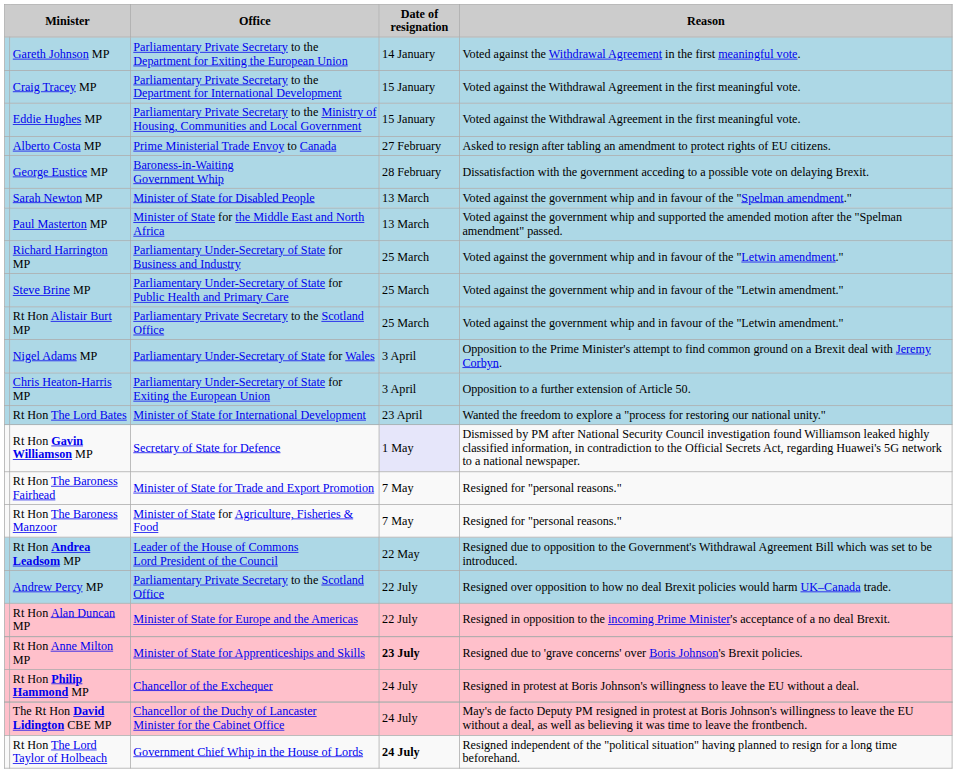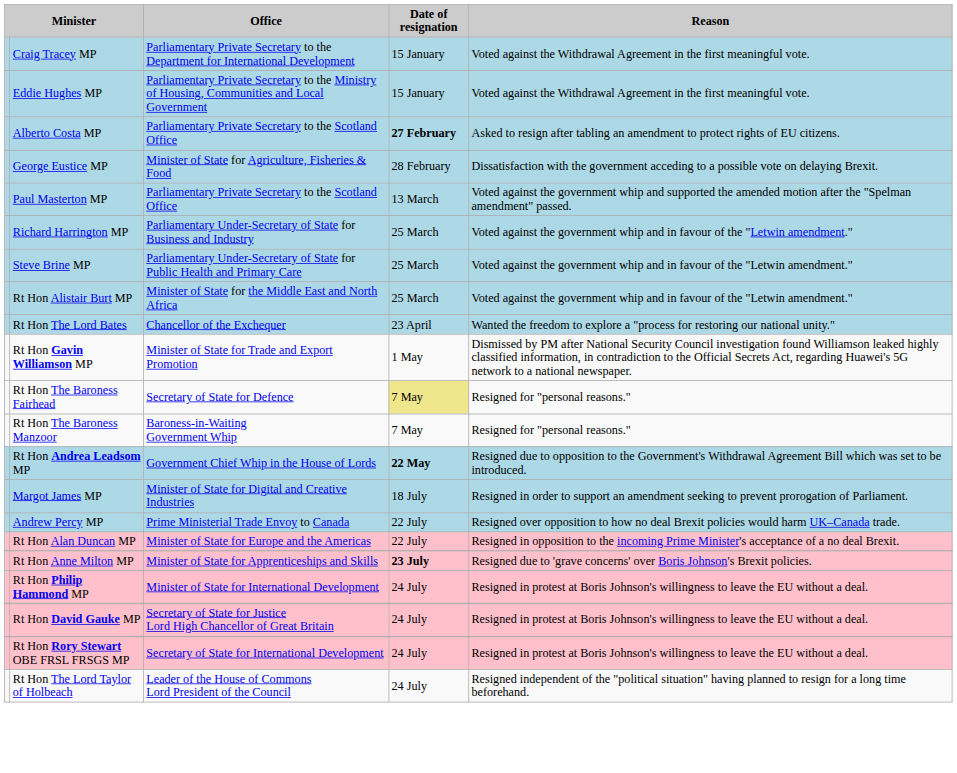- row: (61, 53)
(235, 146) Prime Ministerial Trade Envoy to Canada -> (262, 133) Parliamentary Private Secretary to the Scotland Office
(412, 146) normal -> (424, 133) bold
(183, 172) Baroness-in-Waiting Government Whip -> (256, 166) Minister of State for Agriculture, Fisheries & Food
- row: (58, 198)
(249, 224) Minister of State for the Middle East and North Africa -> (262, 199) Parliamentary Private Secretary to the Scotland Office
(249, 323) Parliamentary Private Secretary to the Scotland Office -> (262, 298) Minister of State for the Middle East and North Africa
- row: (55, 356)
- row: (62, 389)
(250, 415) Minister of State for International Development -> (216, 324) Chancellor of the Exchequer
(207, 448) Secretary of State for Defence -> (240, 357) Minister of State for Trade and Export Promotion
(398, 448) lavender background -> (407, 357) no background
(254, 488) Minister of State for Trade and Export Promotion -> (220, 397) Secretary of State for Defence
(398, 488) no background -> (407, 397) khaki background
(243, 521) Minister of State for Agriculture, Fisheries & Food -> (196, 430) Baroness-in-Waiting Government Whip
(216, 554) Leader of the House of Commons Lord President of the Council -> (261, 463) Government Chief Whip in the House of Lords
(401, 554) normal -> (411, 463) bold
+ row: (57, 496)
(249, 586) Parliamentary Private Secretary to the Scotland Office -> (248, 522) Prime Ministerial Trade Envoy to Canada
(203, 685) Chancellor of the Exchequer -> (263, 586) Minister of State for International Development
+ row: (77, 619)
+ row: (71, 652)
- row: (62, 718)
(248, 751) Government Chief Whip in the House of Lords -> (229, 685) Leader of the House of Commons Lord President of the Council
(401, 751) bold -> (409, 685) normal
